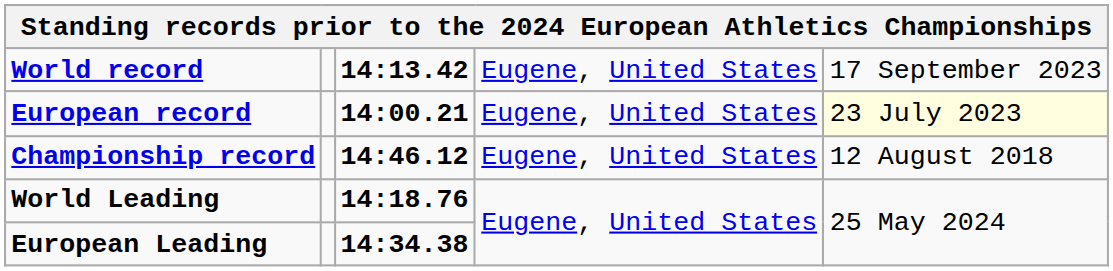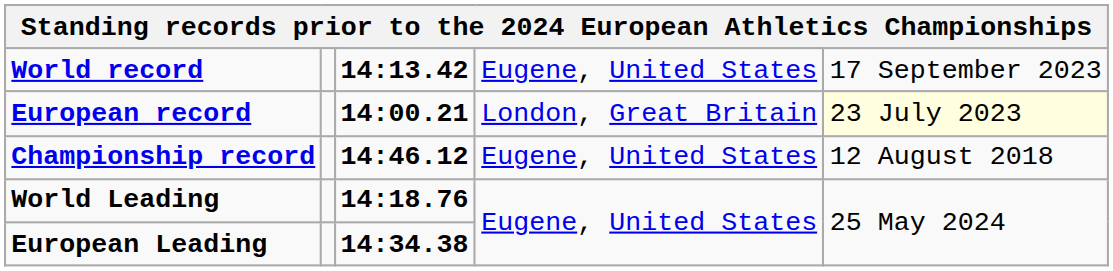(649, 114) Eugene, United States -> (649, 114) London, Great Britain
